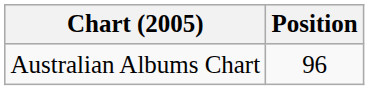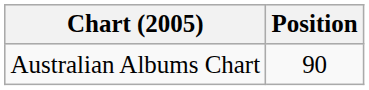(315, 63) 96 -> (315, 63) 90
